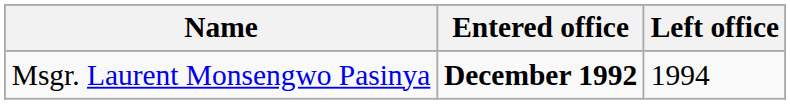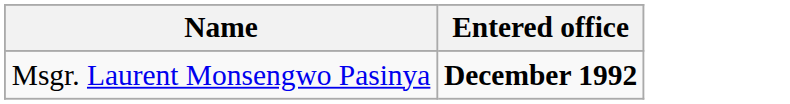- column: (715, 27)
